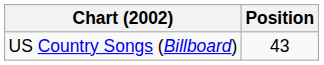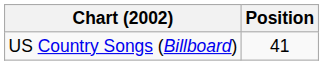(280, 45) 43 -> (280, 45) 41
